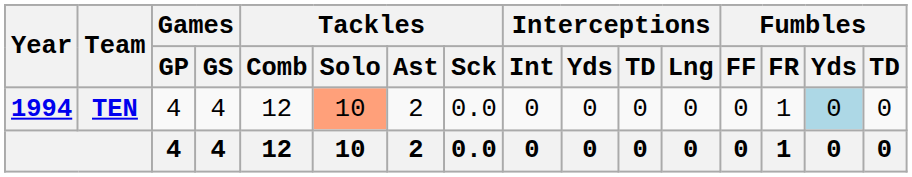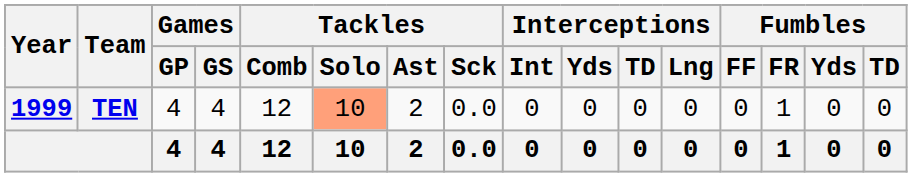(42, 109) 1994 -> (42, 109) 1999
(834, 109) lightblue background -> (834, 109) no background
